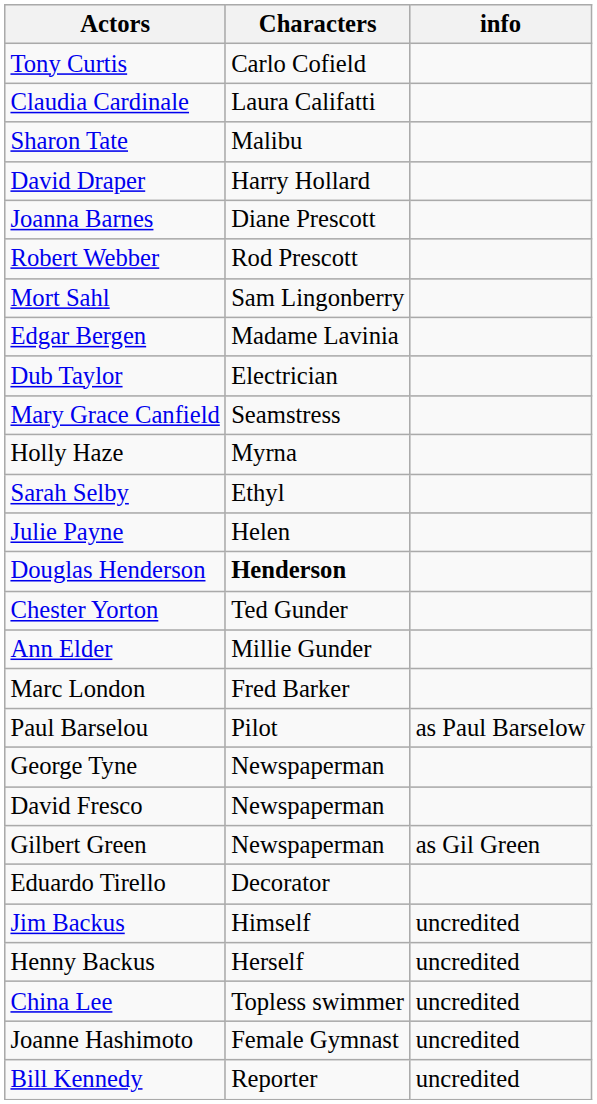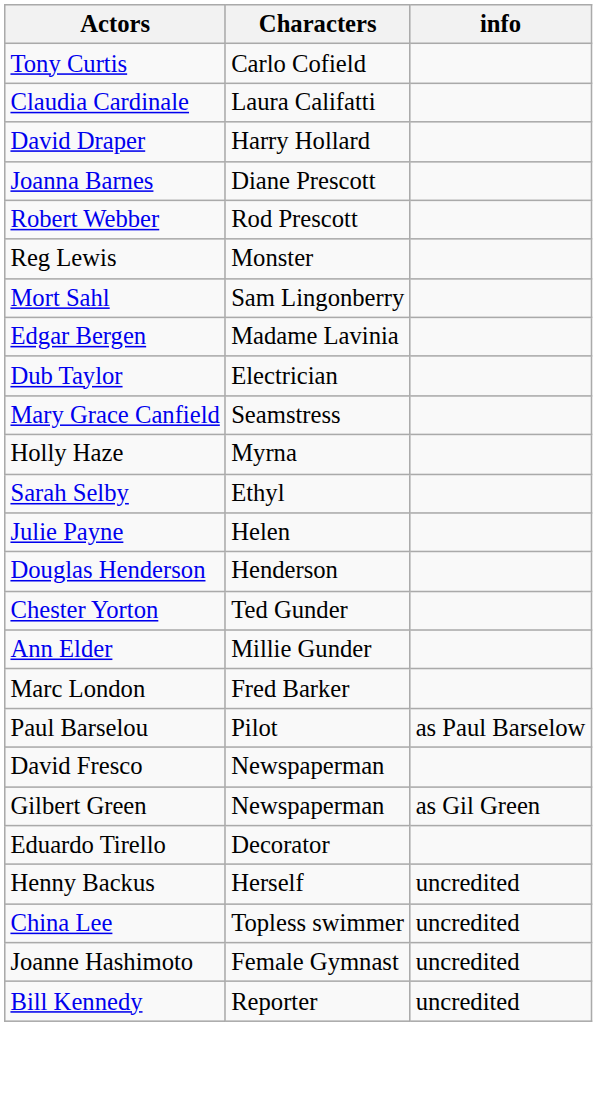- row: (69, 141)
+ row: (63, 258)
(289, 571) bold -> (285, 571) normal
- row: (74, 766)
- row: (68, 922)
